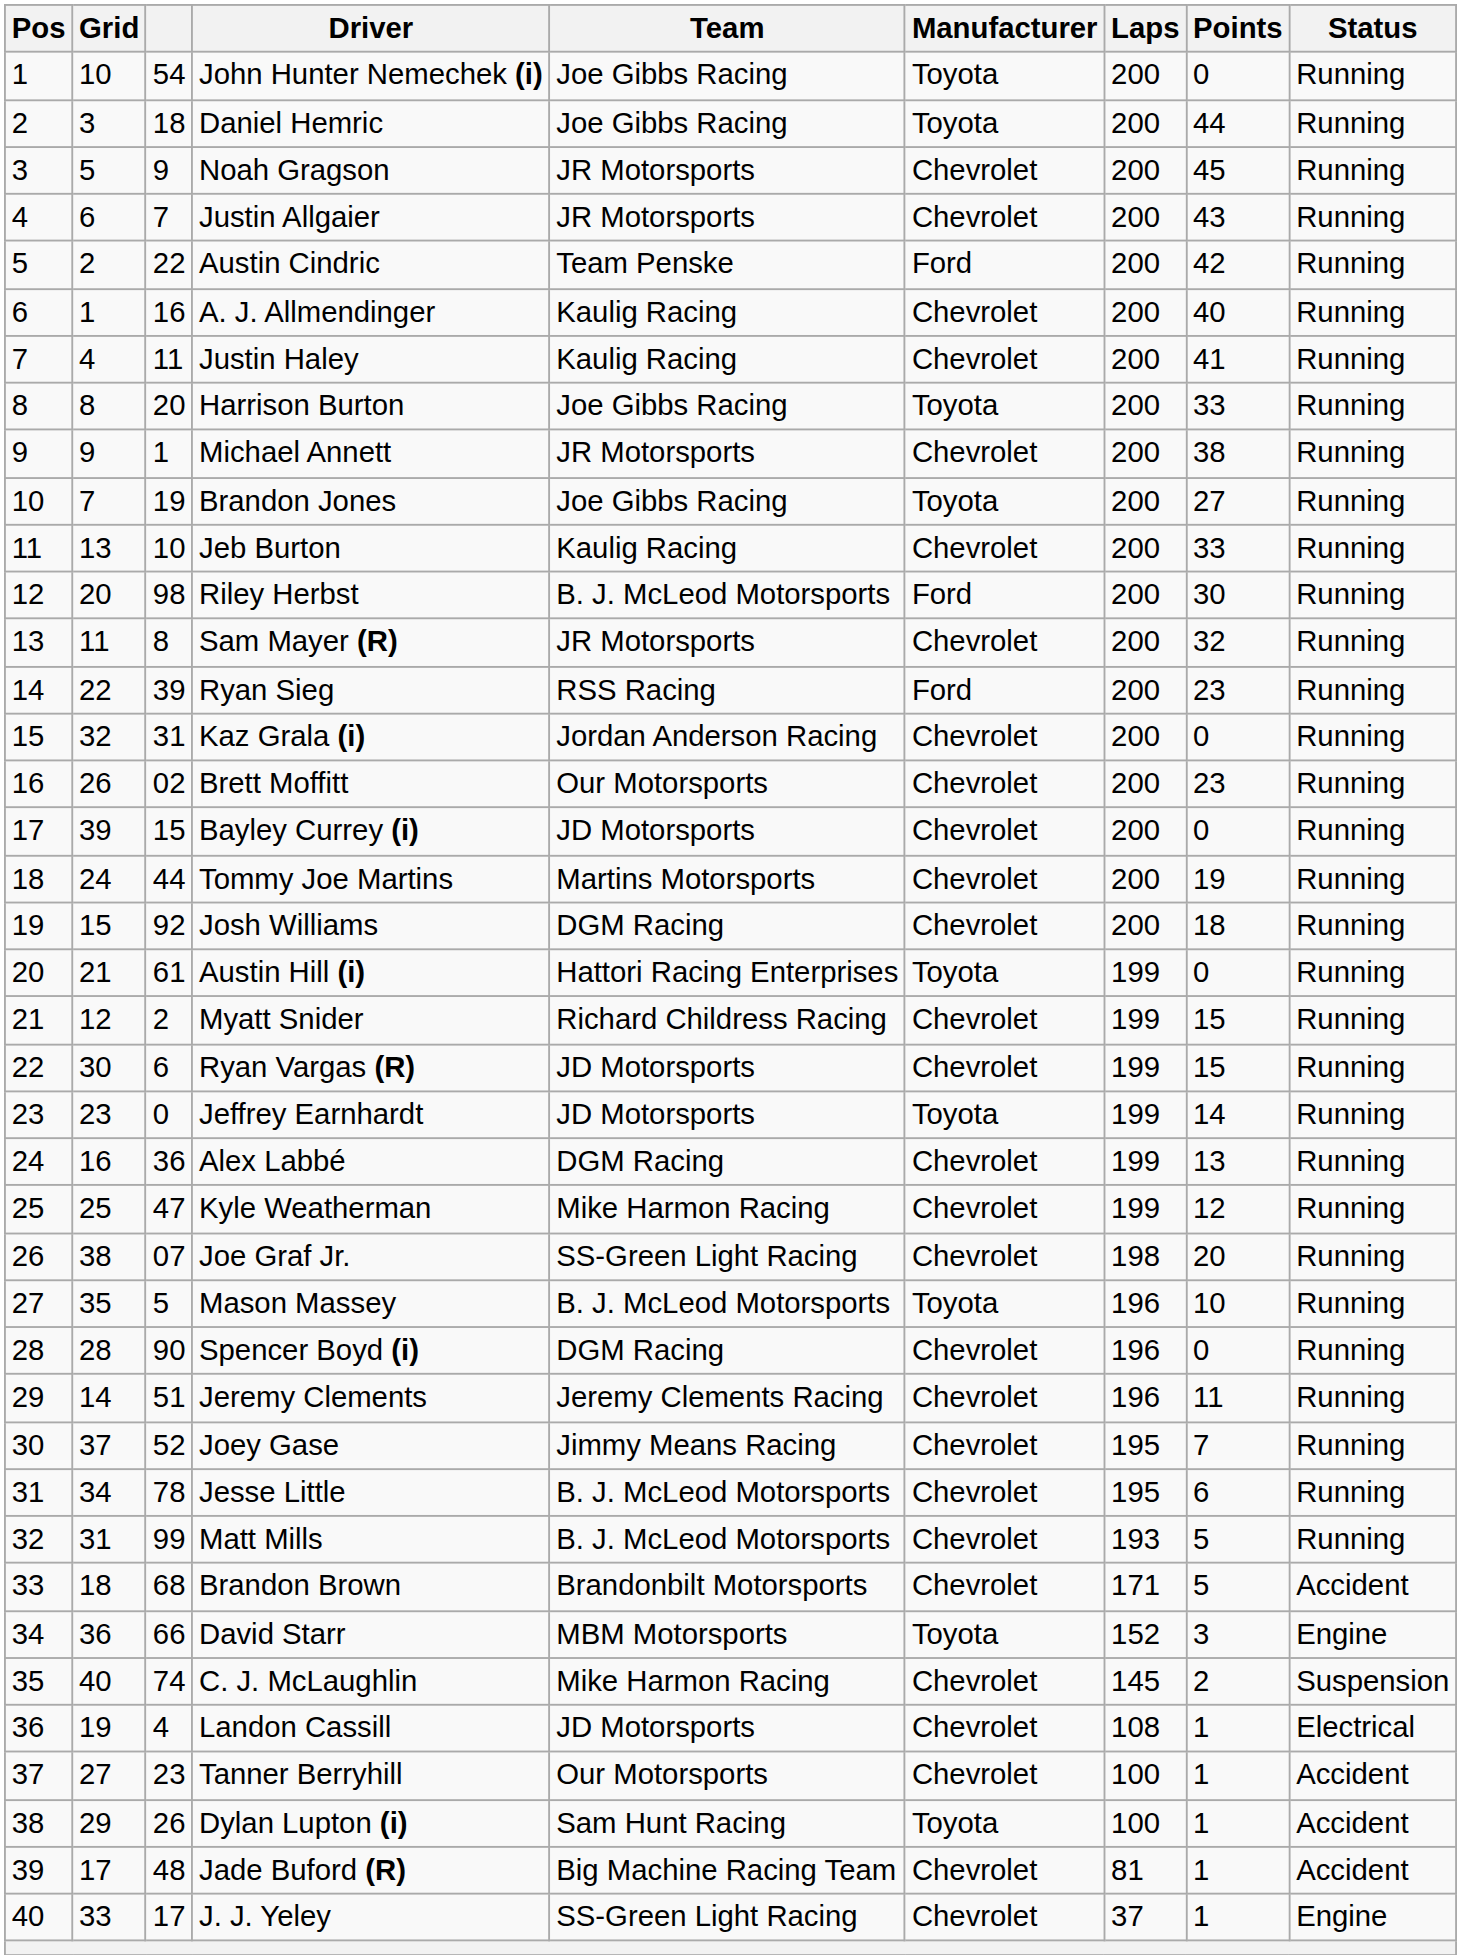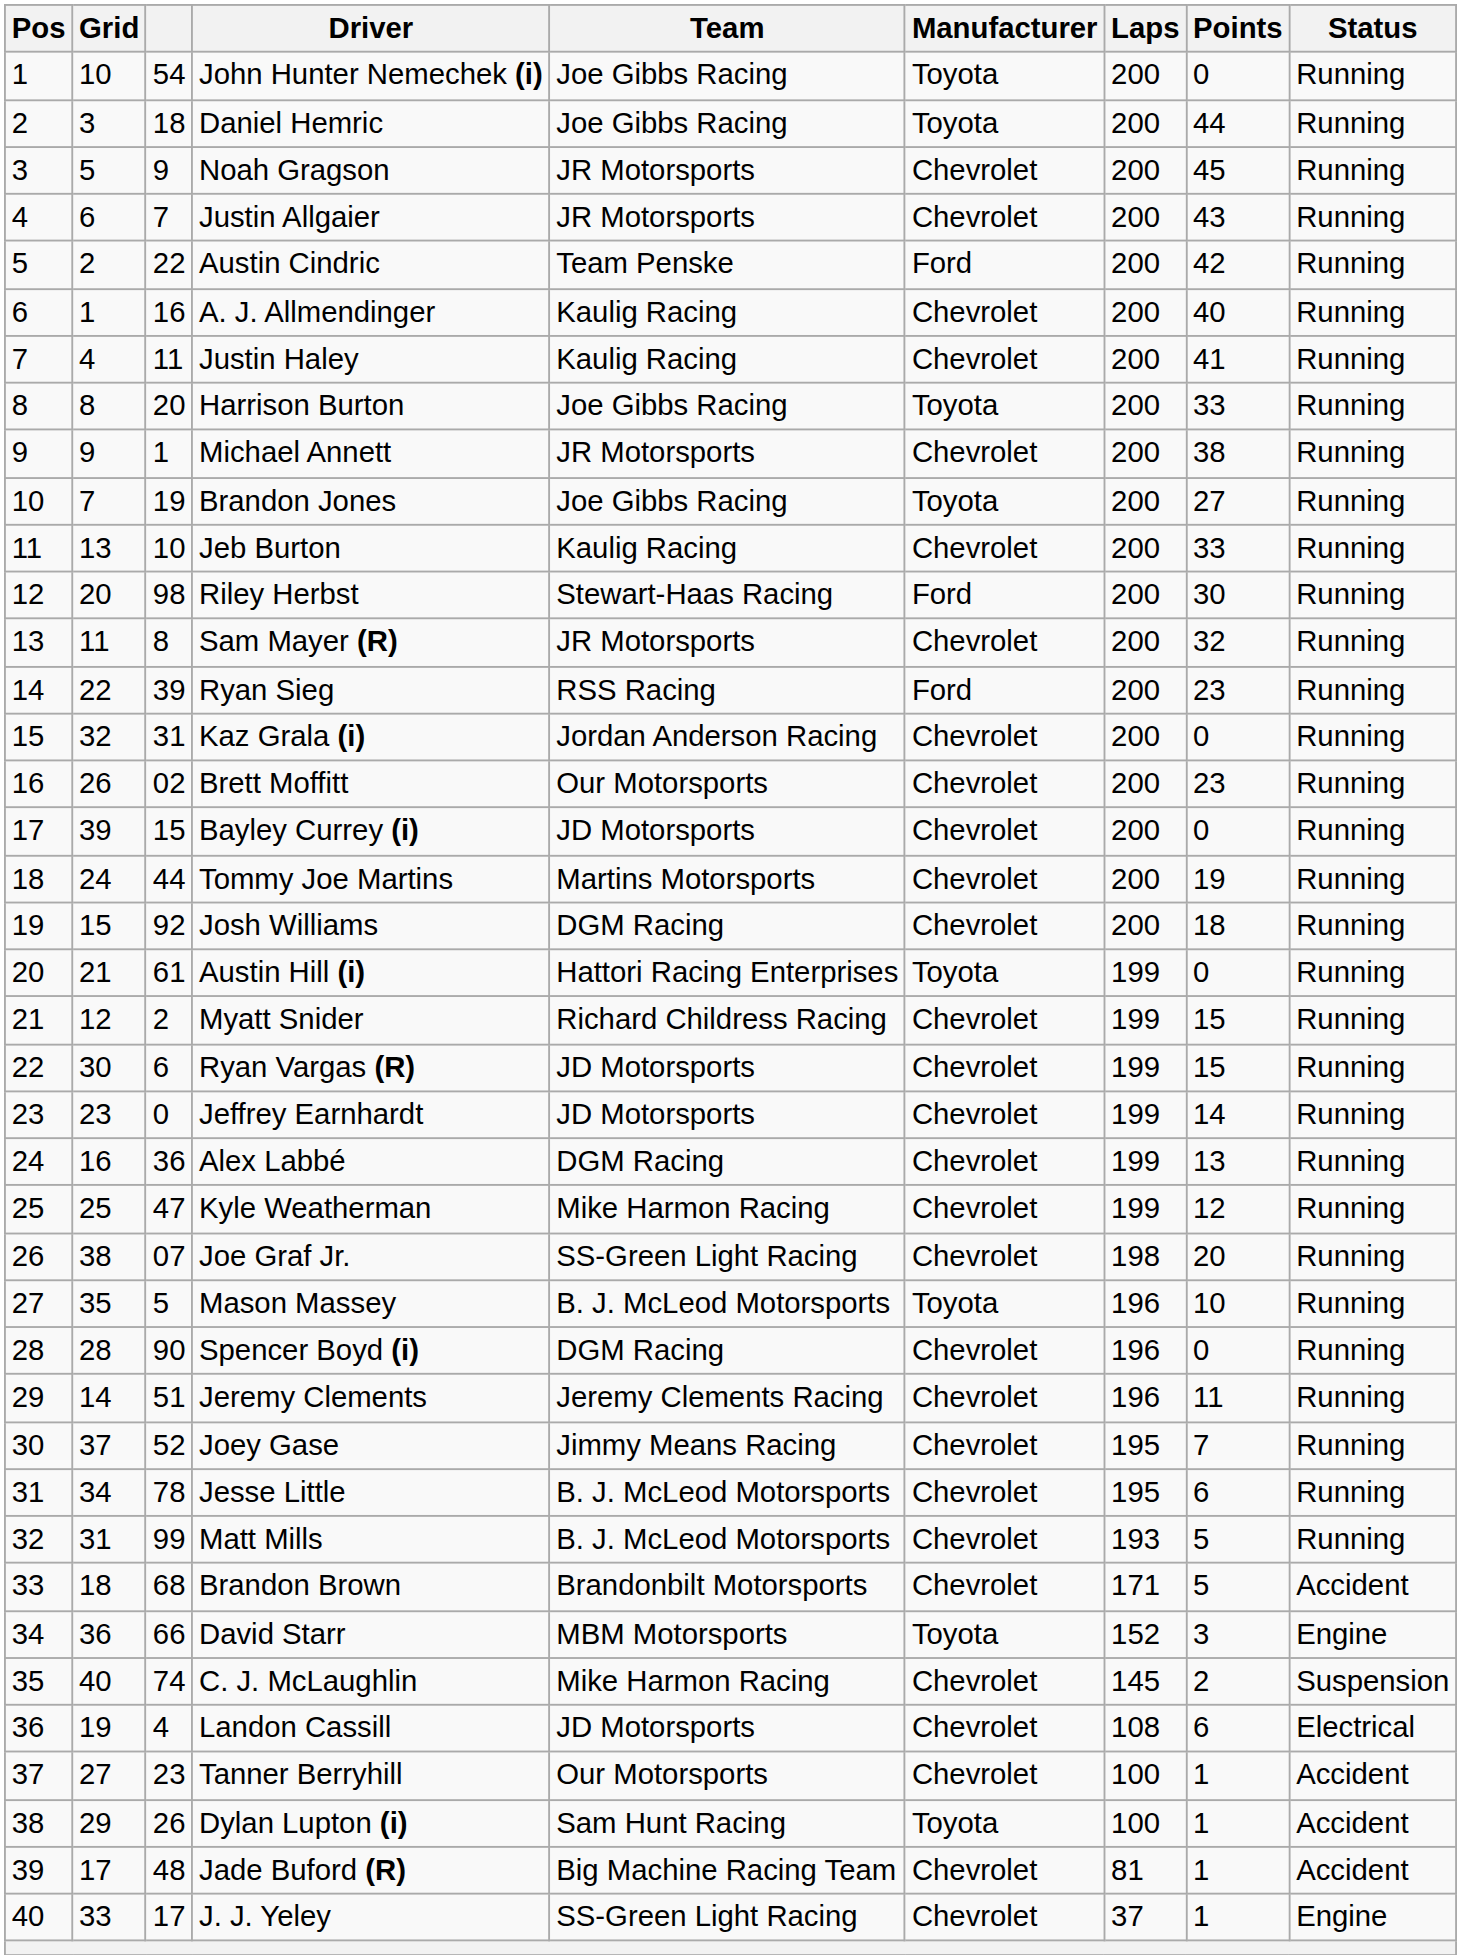(723, 594) B. J. McLeod Motorsports -> (695, 594) Stewart-Haas Racing
(955, 1113) Toyota -> (975, 1113) Chevrolet
(1201, 1727) 1 -> (1201, 1727) 6
